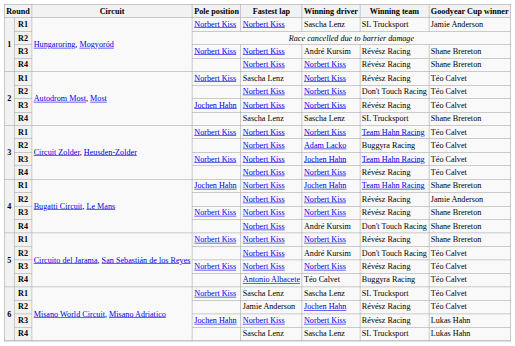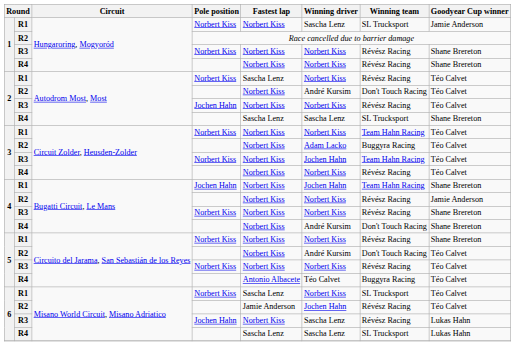(327, 51) André Kursim -> (325, 51) Norbert Kiss
(325, 91) Norbert Kiss -> (327, 91) André Kursim
(324, 293) Sascha Lenz -> (325, 293) Norbert Kiss
(325, 320) Norbert Kiss -> (324, 320) Sascha Lenz
